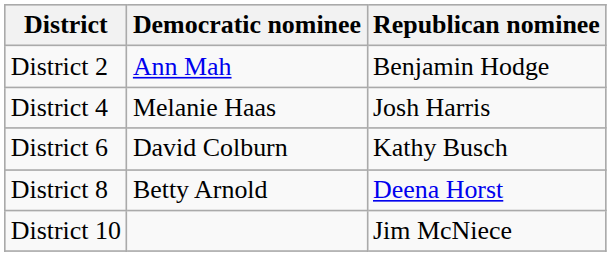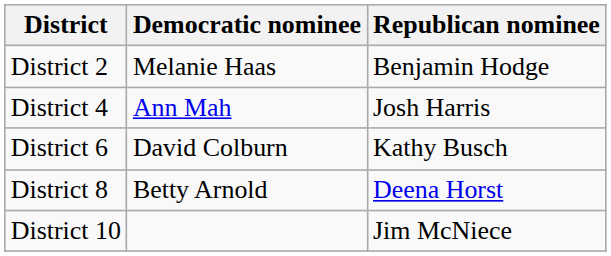(182, 66) Ann Mah -> (205, 66) Melanie Haas
(205, 107) Melanie Haas -> (182, 107) Ann Mah
